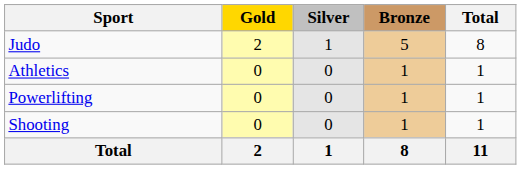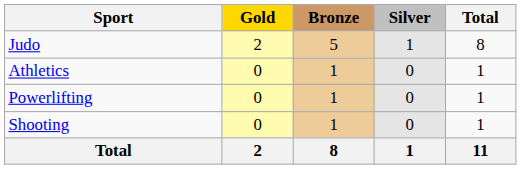columns swapped: (328, 17) <-> (404, 17)
